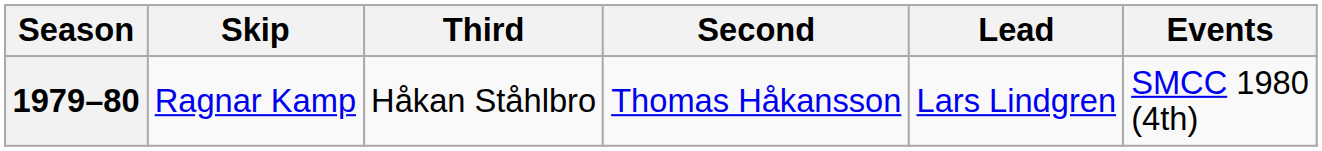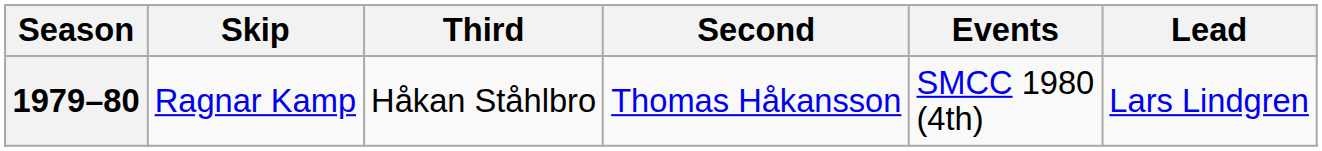columns swapped: (1016, 30) <-> (1220, 30)
